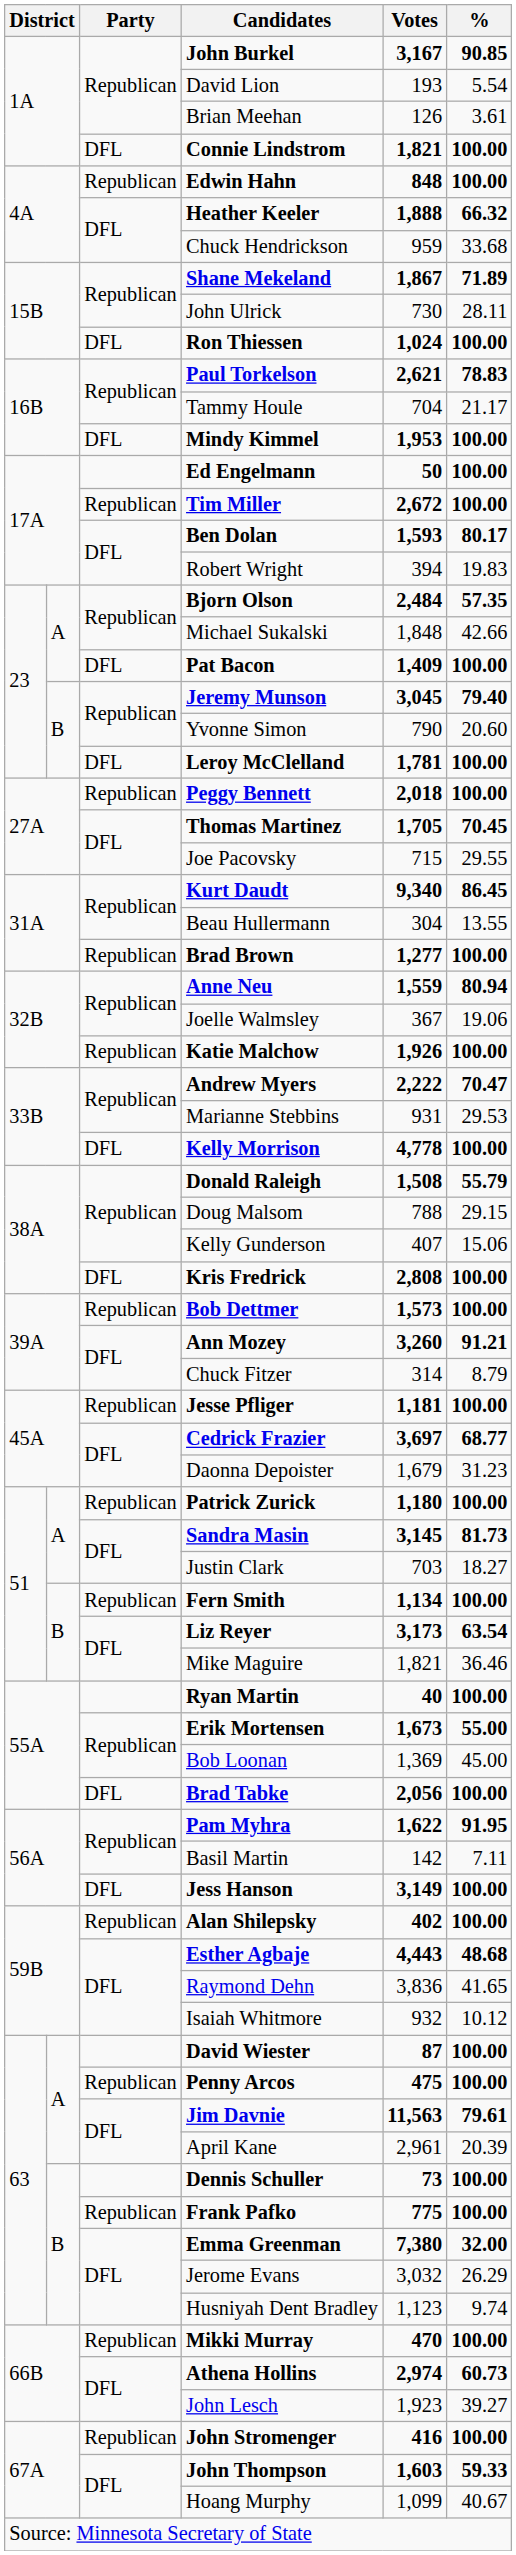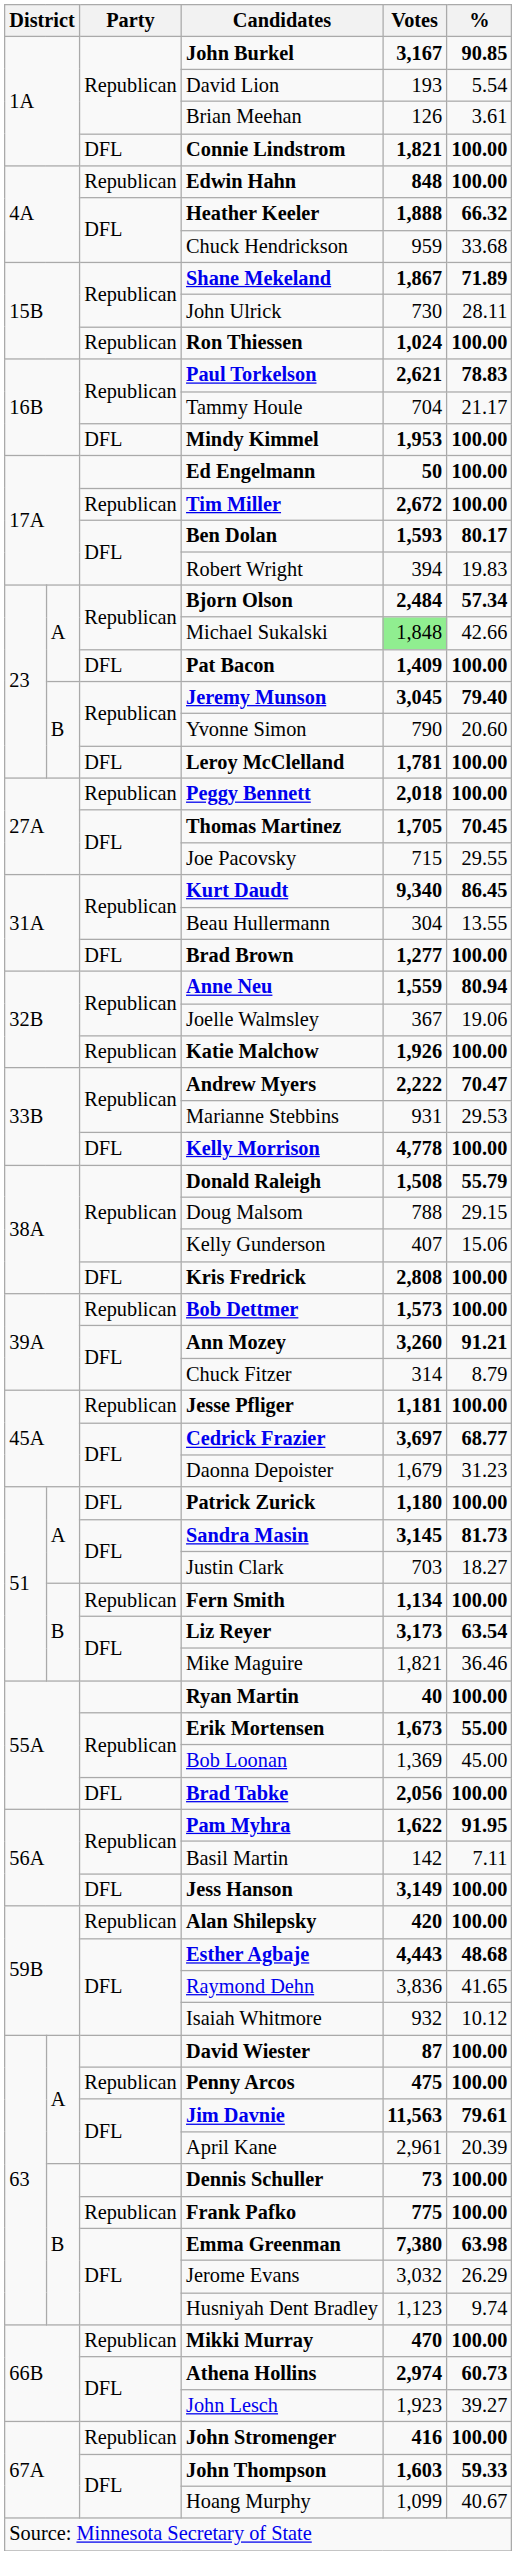(103, 342) DFL -> (130, 342) Republican
(484, 600) 57.35 -> (484, 600) 57.34
(419, 632) no background -> (419, 632) lightgreen background
(130, 955) Republican -> (103, 955) DFL
(130, 1503) Republican -> (103, 1503) DFL
(427, 1921) 402 -> (427, 1921) 420
(484, 2244) 32.00 -> (484, 2244) 63.98
